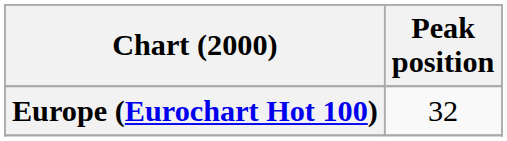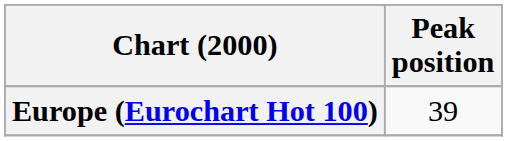(443, 110) 32 -> (443, 110) 39
